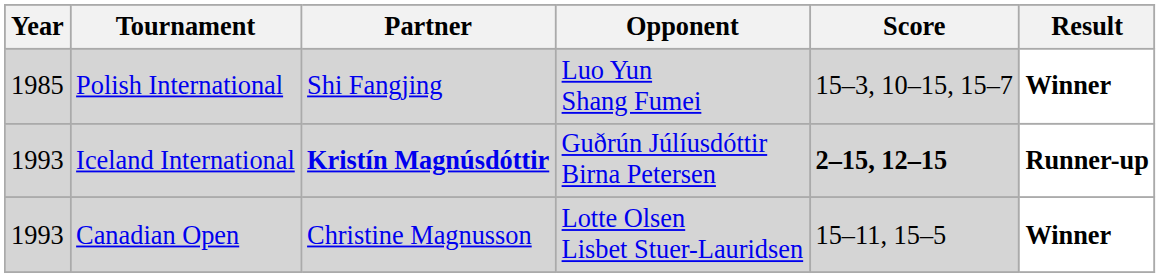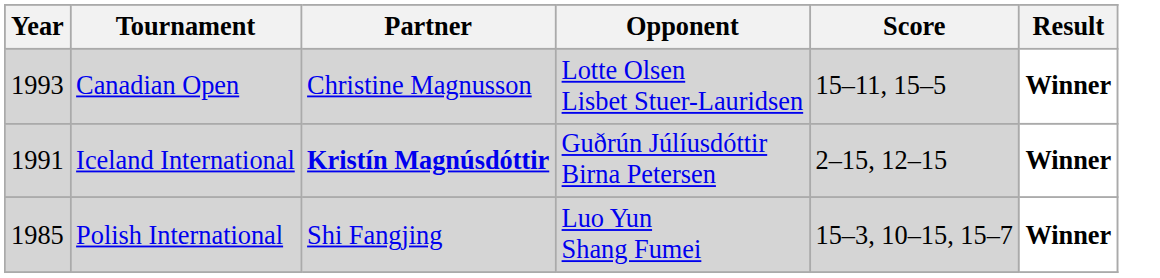rows swapped: (180, 85) <-> (158, 234)
(37, 160) 1993 -> (37, 160) 1991
(881, 160) bold -> (881, 160) normal
(1087, 160) Runner-up -> (1068, 160) Winner
